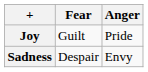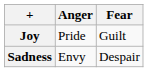columns swapped: (78, 14) <-> (122, 14)
